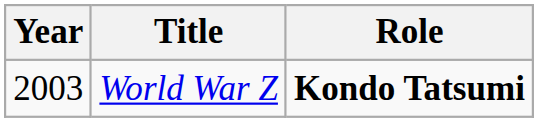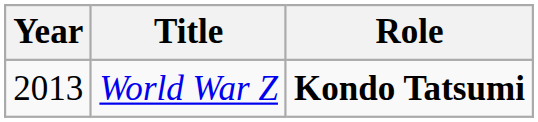(48, 87) 2003 -> (48, 87) 2013
